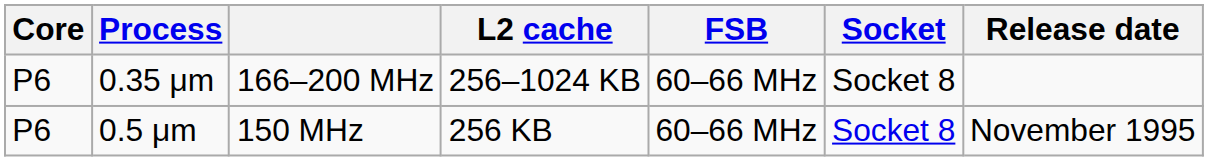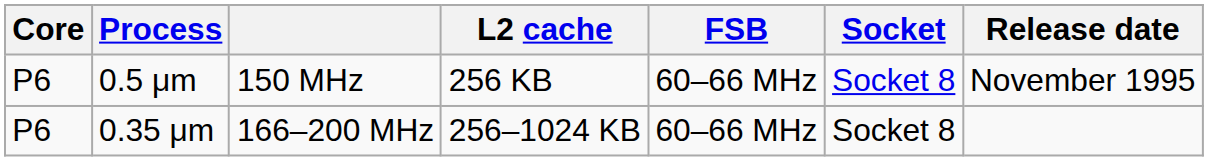rows swapped: (148, 130) <-> (157, 79)
